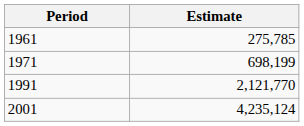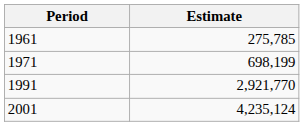(266, 86) 2,121,770 -> (266, 86) 2,921,770
